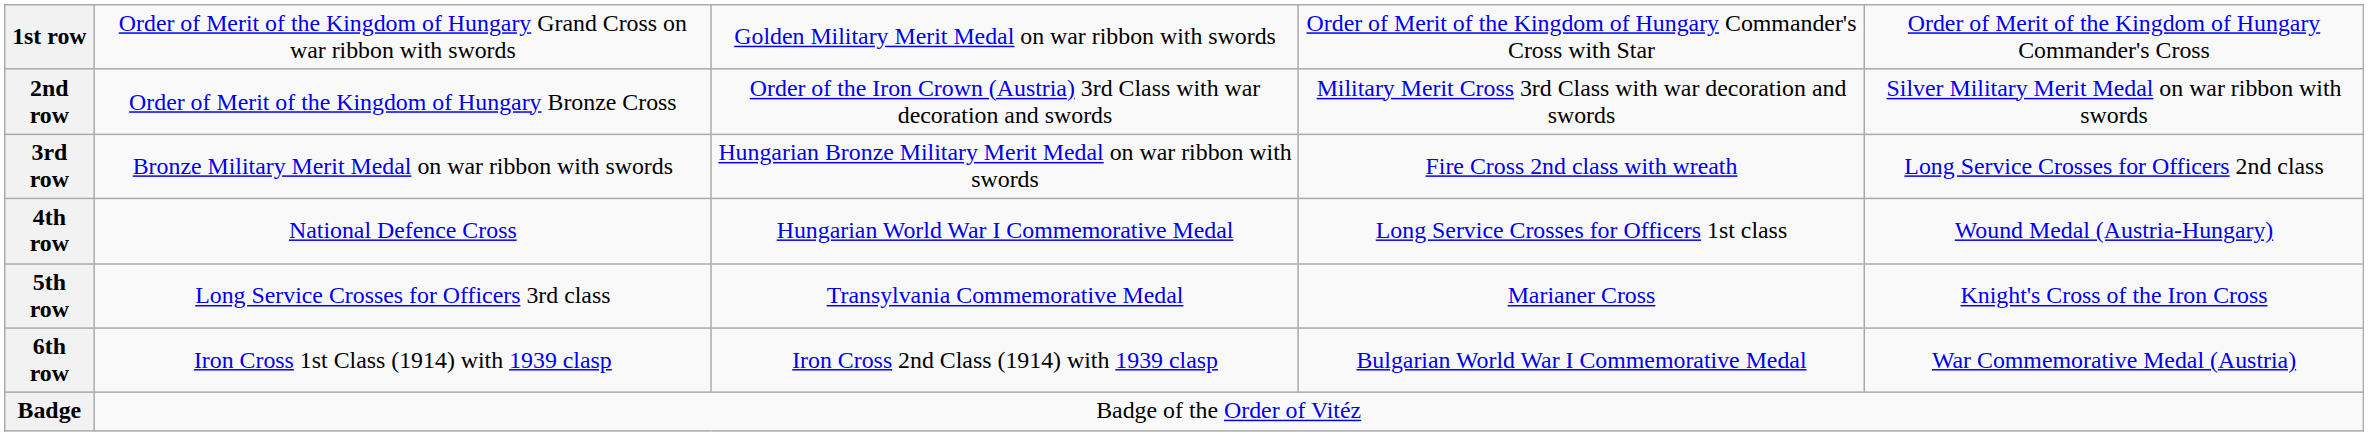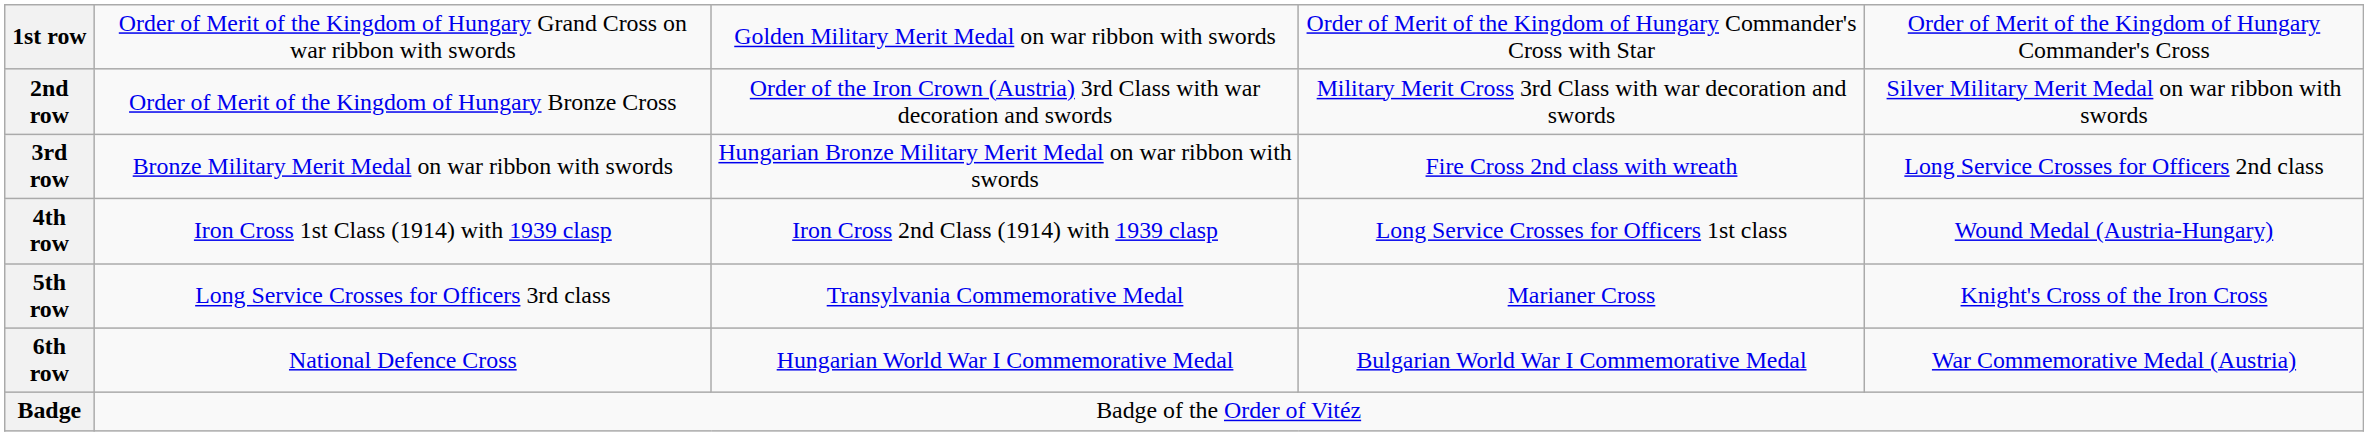(403, 230) National Defence Cross -> (403, 230) Iron Cross 1st Class (1914) with 1939 clasp
(1005, 230) Hungarian World War I Commemorative Medal -> (1005, 230) Iron Cross 2nd Class (1914) with 1939 clasp
(403, 359) Iron Cross 1st Class (1914) with 1939 clasp -> (403, 359) National Defence Cross
(1005, 359) Iron Cross 2nd Class (1914) with 1939 clasp -> (1005, 359) Hungarian World War I Commemorative Medal
